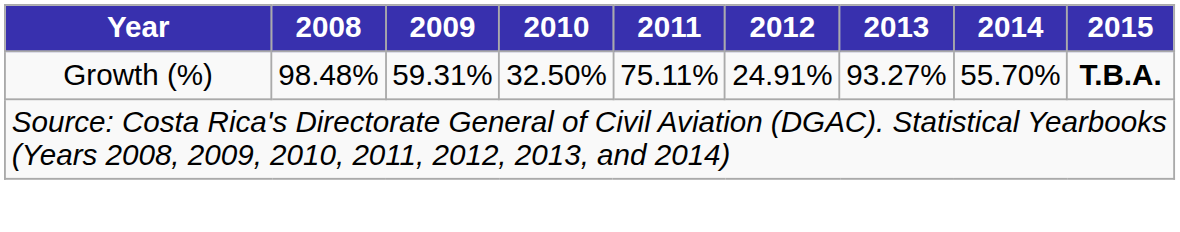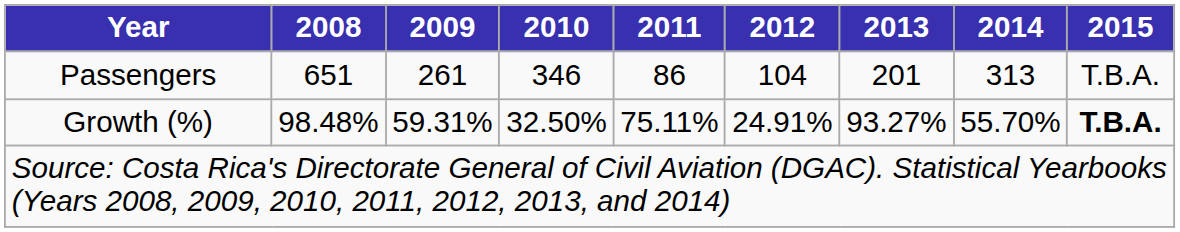+ row: (138, 74)
